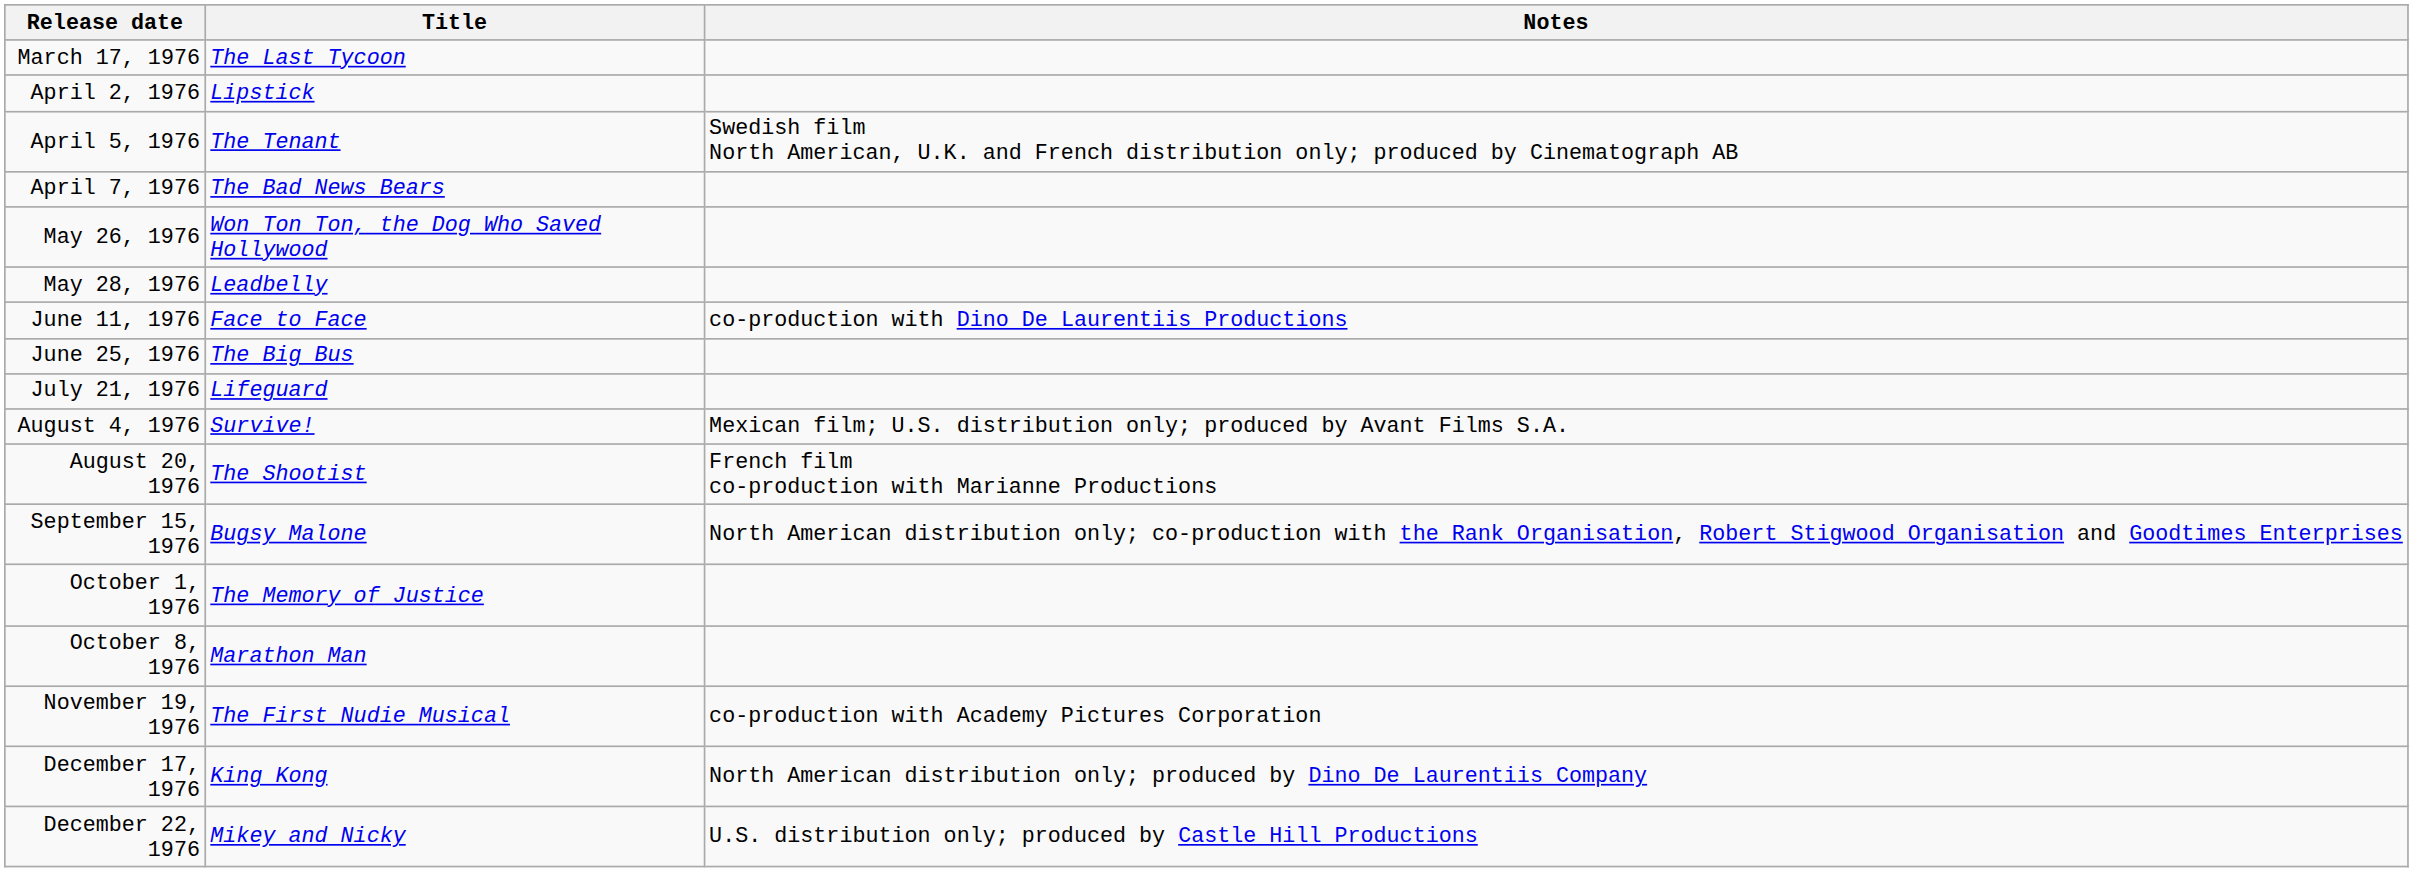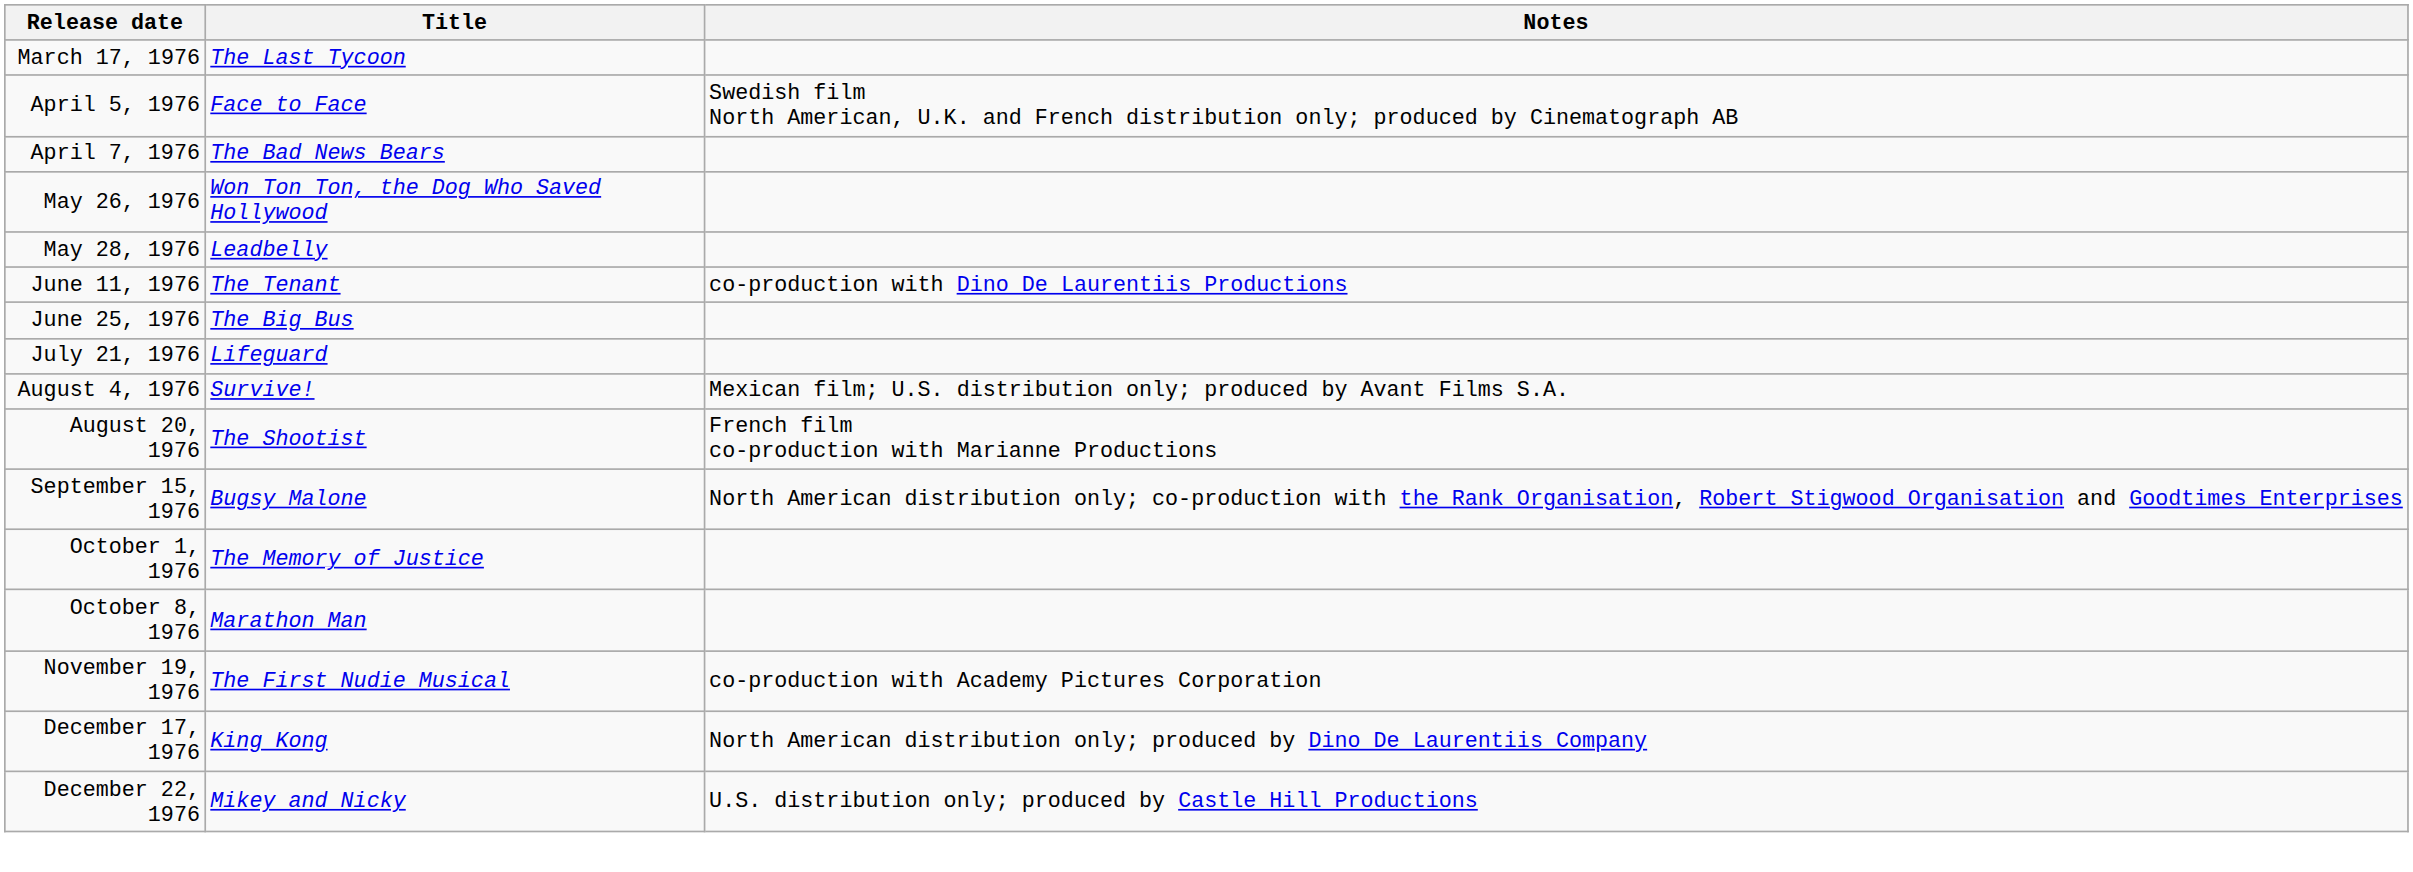- row: (115, 93)
(275, 141) The Tenant -> (288, 106) Face to Face
(288, 320) Face to Face -> (275, 285) The Tenant
